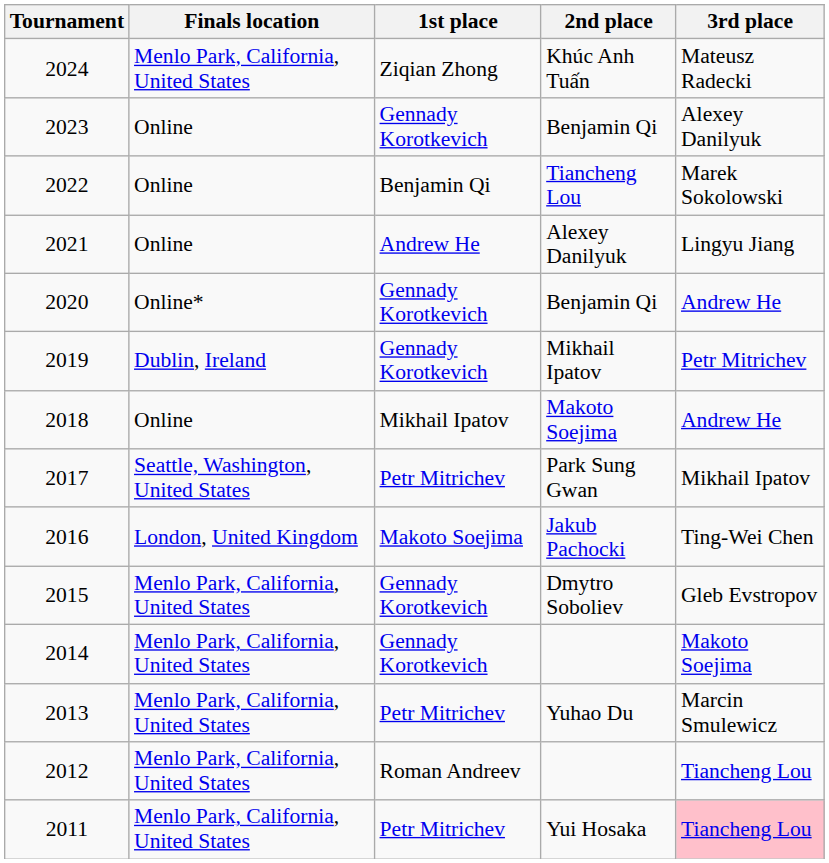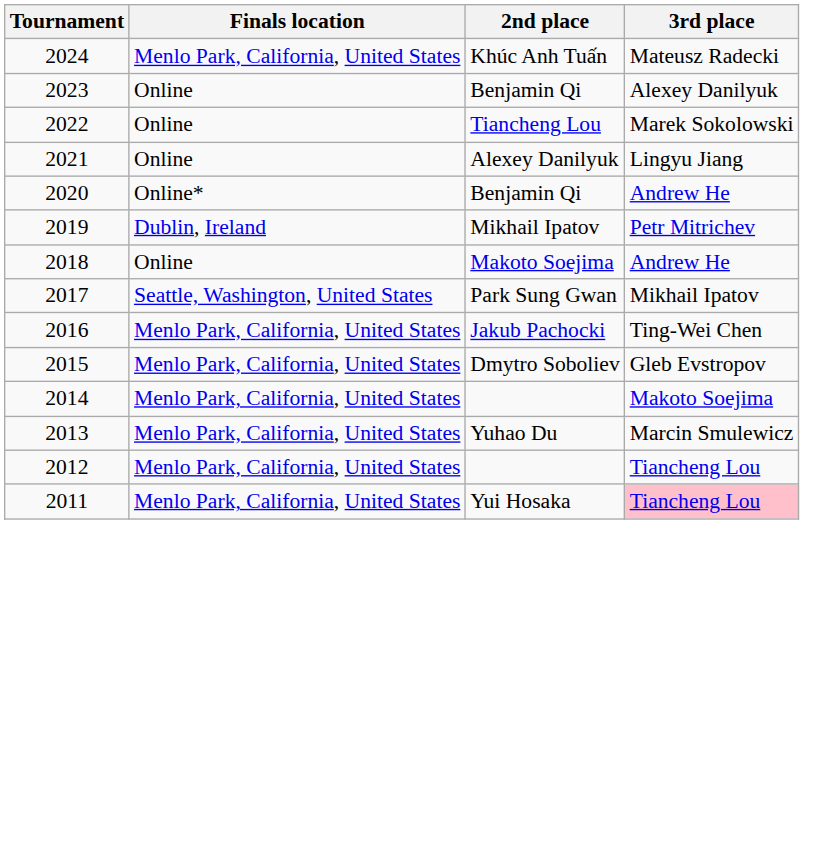- column: (458, 21)
(246, 536) London, United Kingdom -> (297, 329) Menlo Park, California, United States
